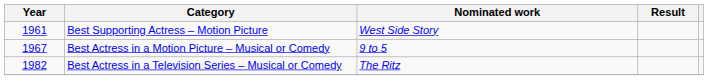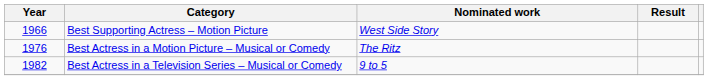(34, 30) 1961 -> (34, 30) 1966
(34, 48) 1967 -> (34, 48) 1976
(373, 48) 9 to 5 -> (380, 48) The Ritz
(380, 65) The Ritz -> (373, 65) 9 to 5
